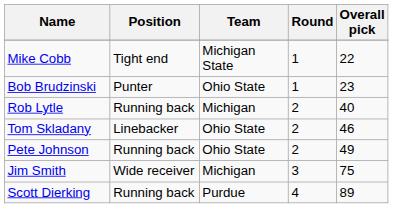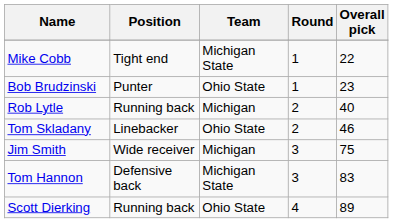- row: (48, 150)
+ row: (45, 178)
(224, 192) Purdue -> (234, 207) Ohio State
